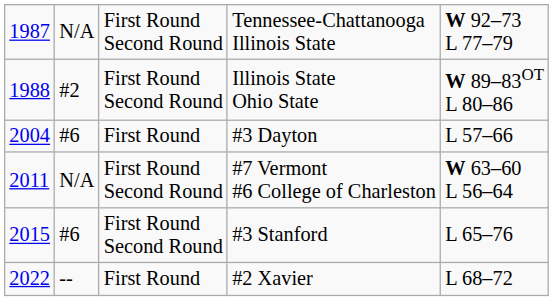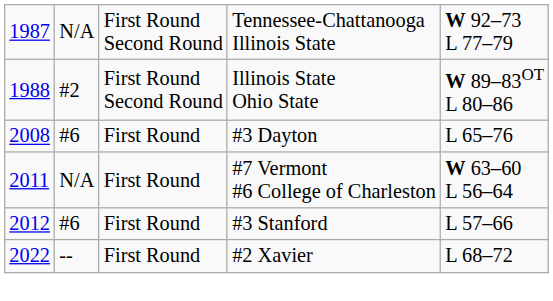(30, 136) 2004 -> (30, 136) 2008
(479, 136) L 57–66 -> (479, 136) L 65–76
(163, 179) First Round Second Round -> (152, 179) First Round
(30, 235) 2015 -> (30, 223) 2012
(163, 235) First Round Second Round -> (152, 223) First Round
(479, 235) L 65–76 -> (479, 223) L 57–66
